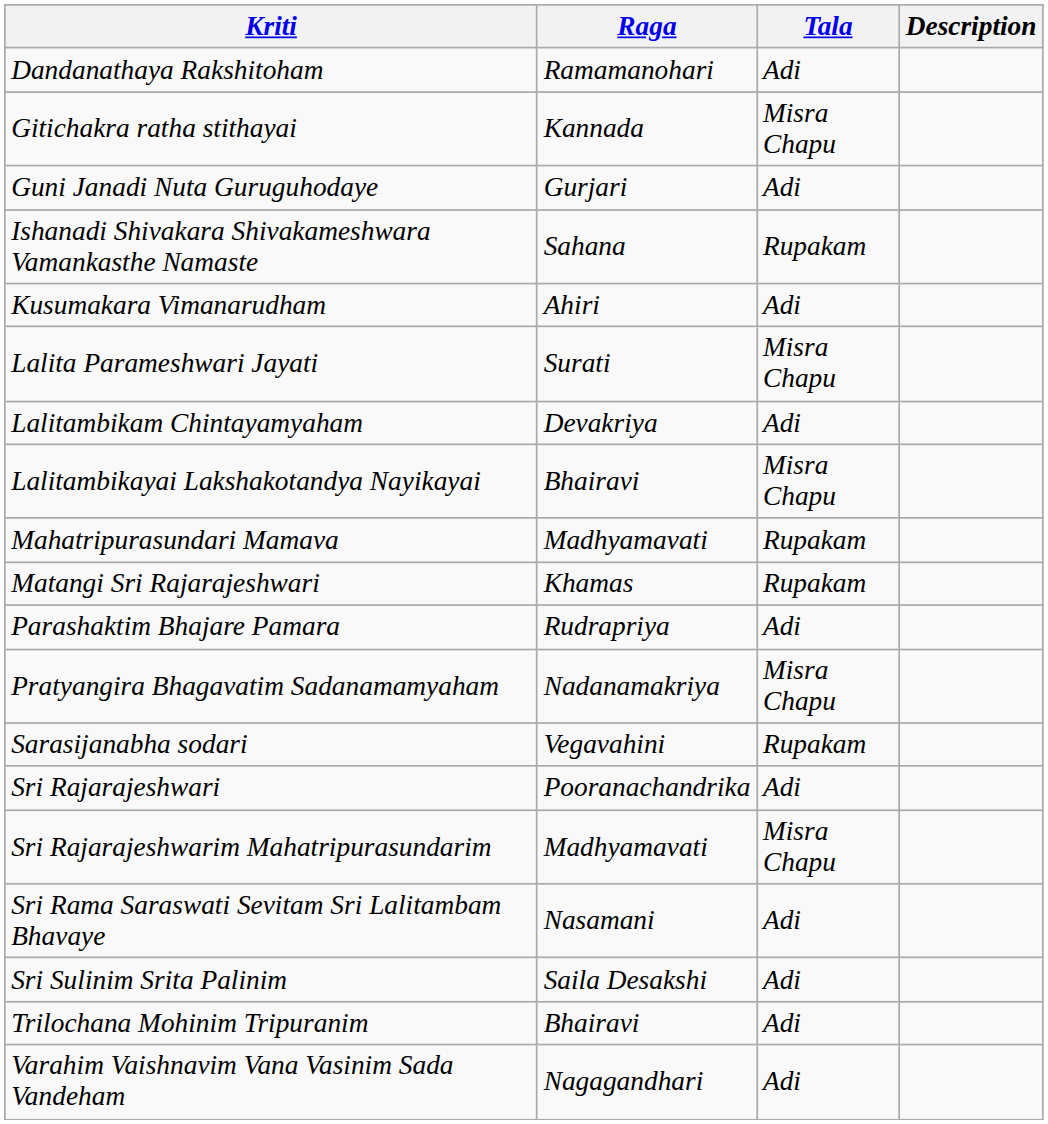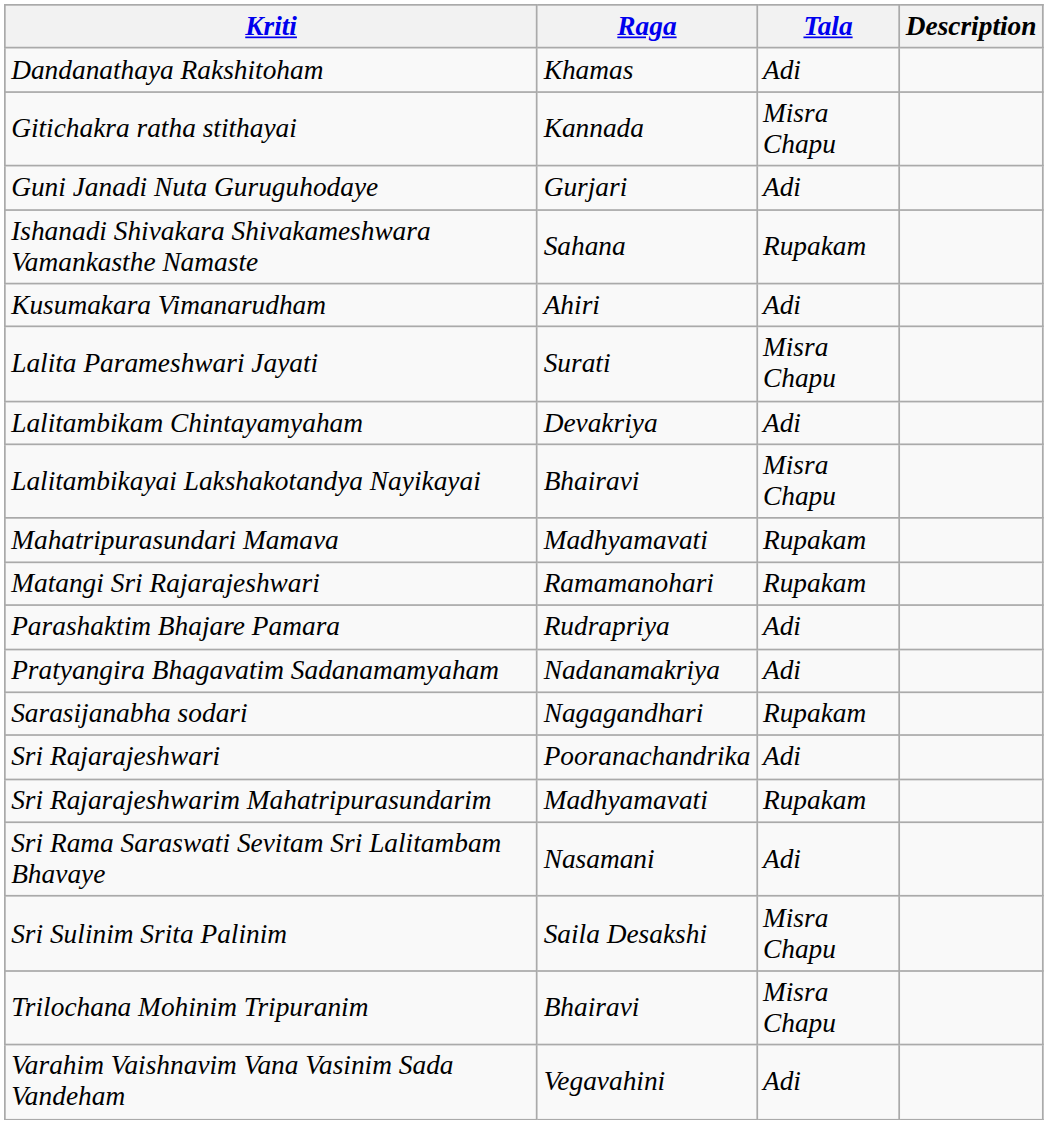(629, 69) Ramamanohari -> (588, 69) Khamas
(588, 583) Khamas -> (629, 583) Ramamanohari
(799, 685) Misra Chapu -> (782, 670) Adi
(604, 744) Vegavahini -> (623, 713) Nagagandhari
(799, 846) Misra Chapu -> (815, 800) Rupakam
(782, 979) Adi -> (799, 933) Misra Chapu
(782, 1022) Adi -> (799, 1007) Misra Chapu
(623, 1081) Nagagandhari -> (604, 1081) Vegavahini
